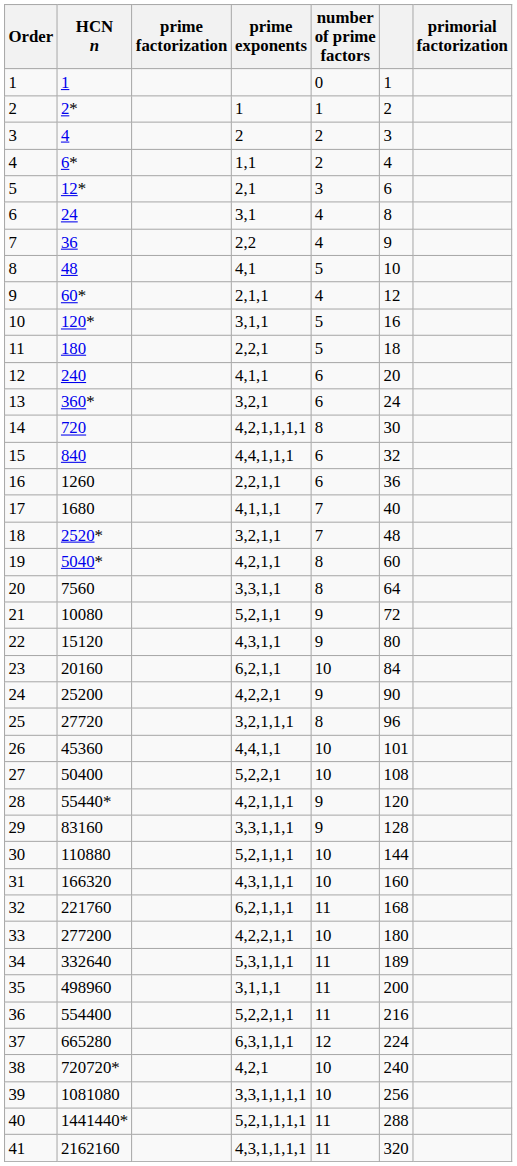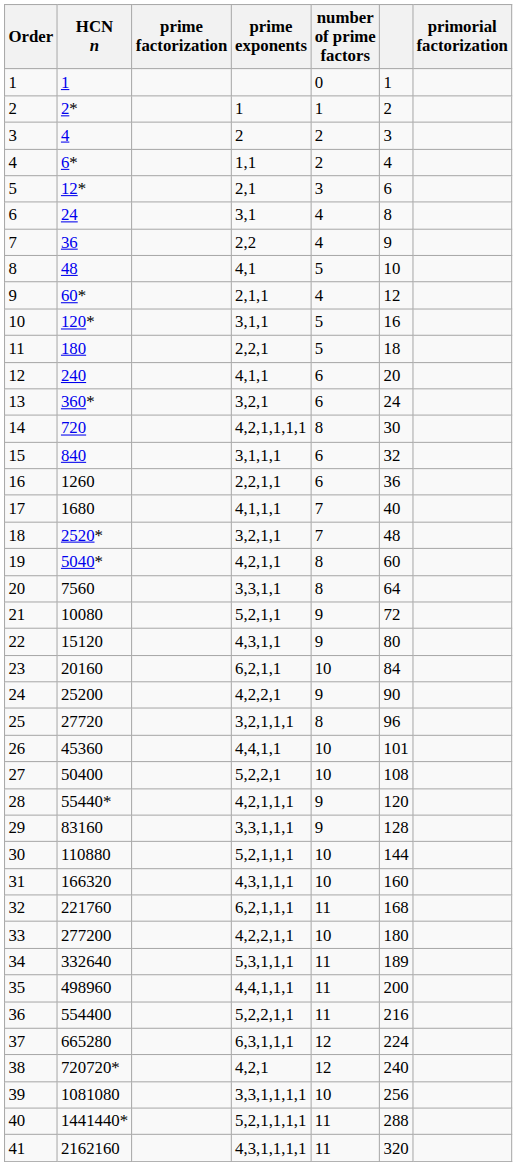(264, 455) 4,4,1,1,1 -> (258, 455) 3,1,1,1
(258, 988) 3,1,1,1 -> (264, 988) 4,4,1,1,1
(323, 1068) 10 -> (323, 1068) 12
